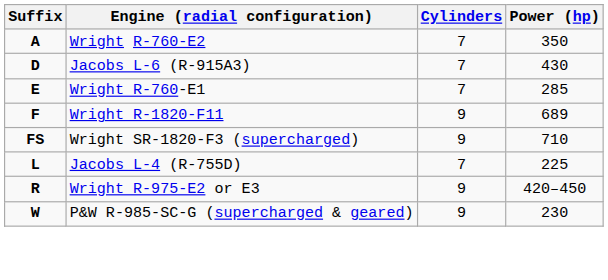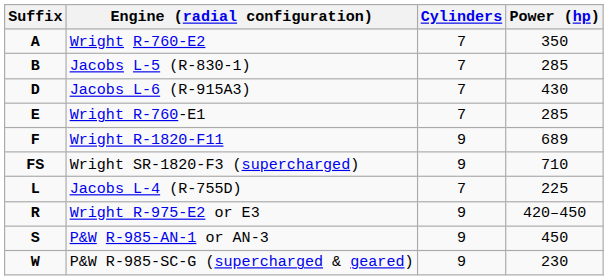+ row: (160, 66)
+ row: (169, 238)
